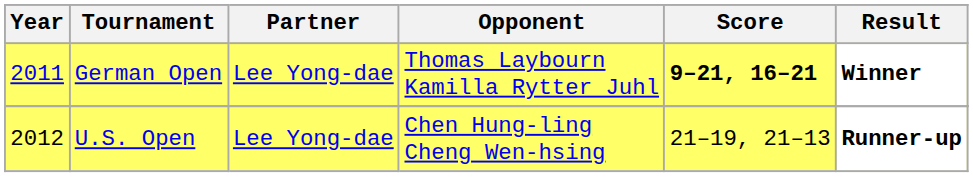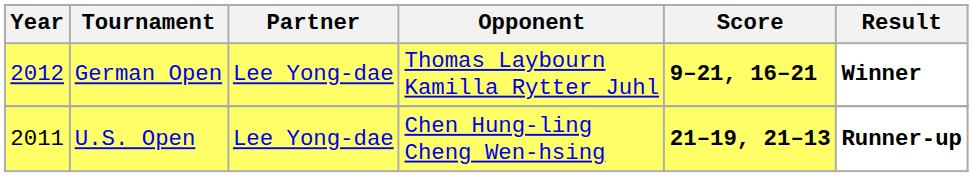(37, 74) 2011 -> (37, 74) 2012
(37, 139) 2012 -> (37, 139) 2011
(750, 139) normal -> (750, 139) bold
